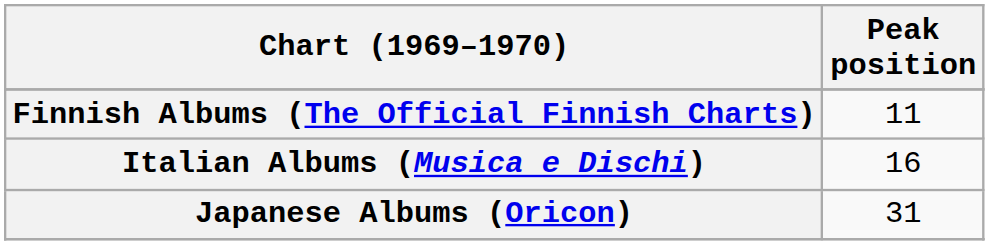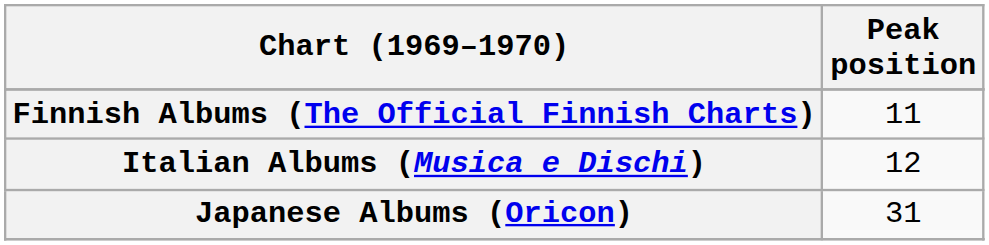(903, 164) 16 -> (903, 164) 12
